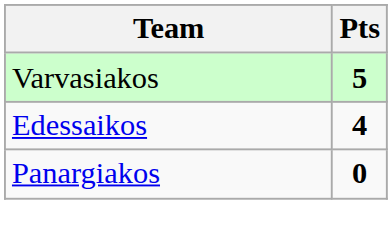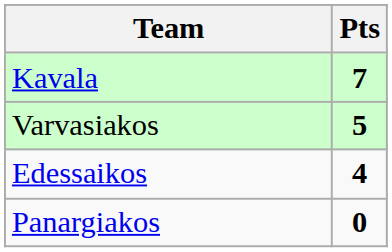+ row: (55, 76)
